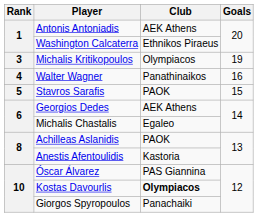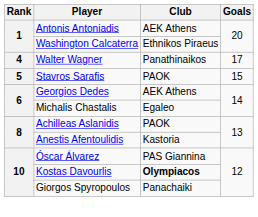- row: (84, 60)
(237, 76) 16 -> (237, 60) 17
